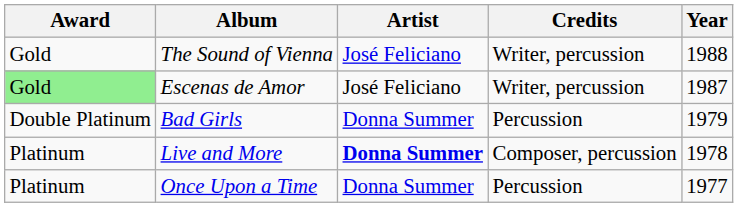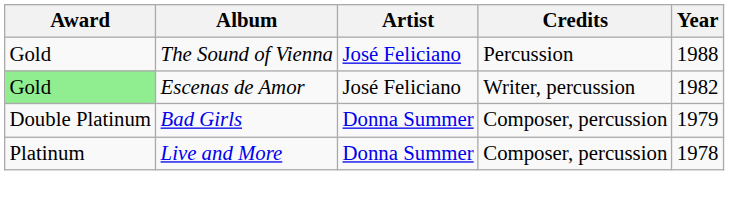(569, 53) Writer, percussion -> (528, 53) Percussion
(707, 86) 1987 -> (698, 86) 1982
(538, 119) Percussion -> (575, 119) Composer, percussion
(413, 152) bold -> (408, 152) normal
- row: (239, 185)
